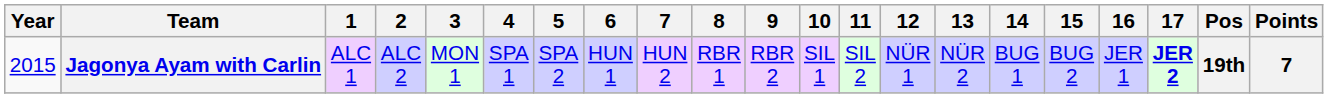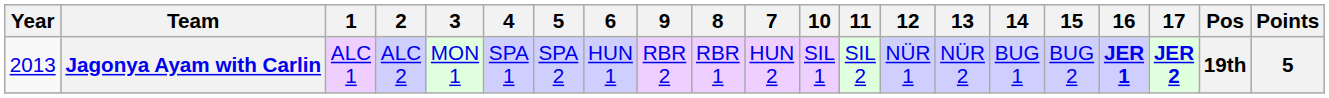columns swapped: (665, 21) <-> (772, 21)
(33, 65) 2015 -> (33, 65) 2013
(1123, 65) normal -> (1124, 65) bold
(1287, 65) 7 -> (1288, 65) 5
